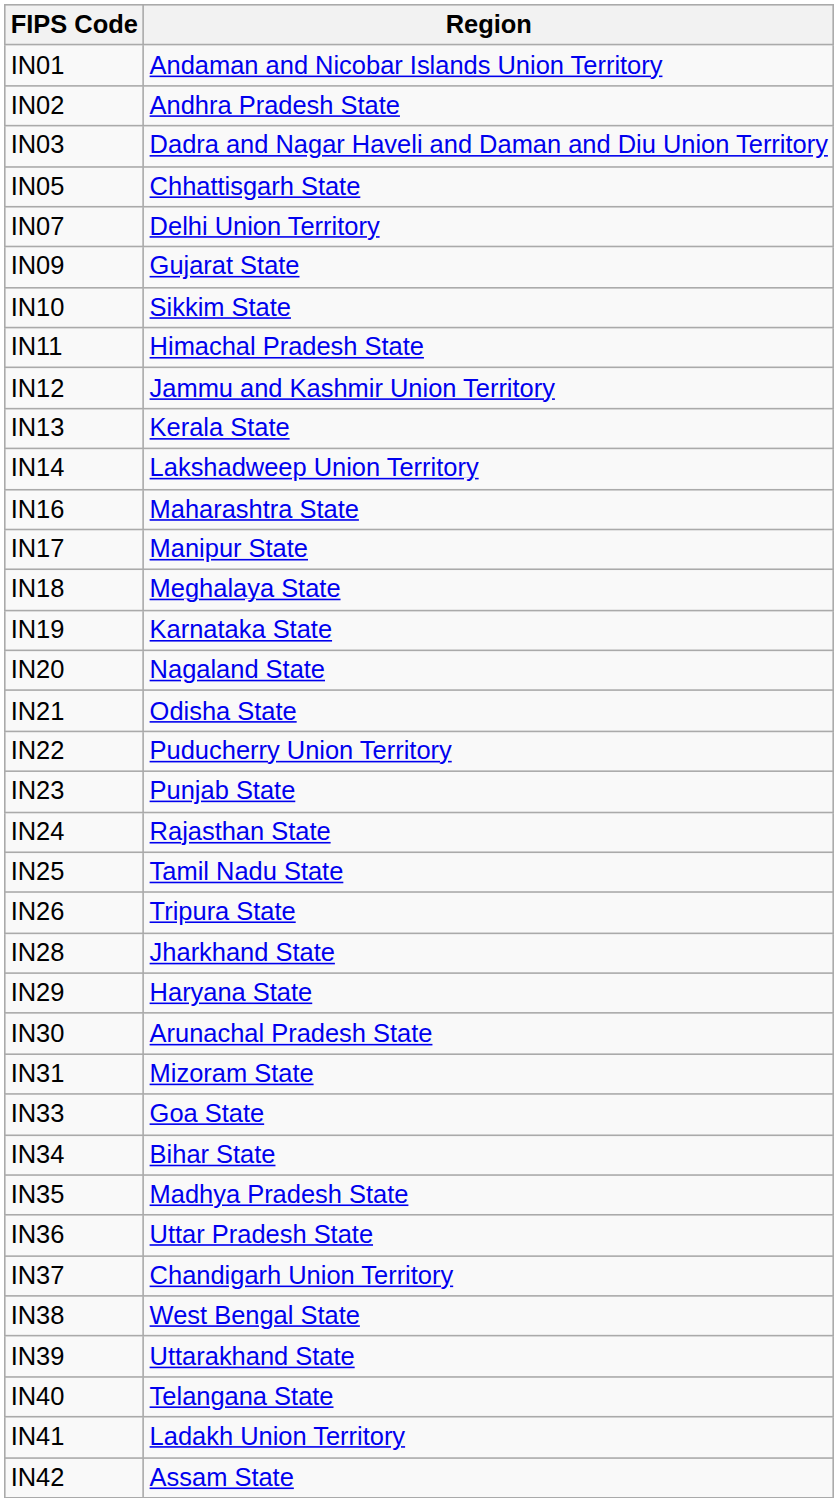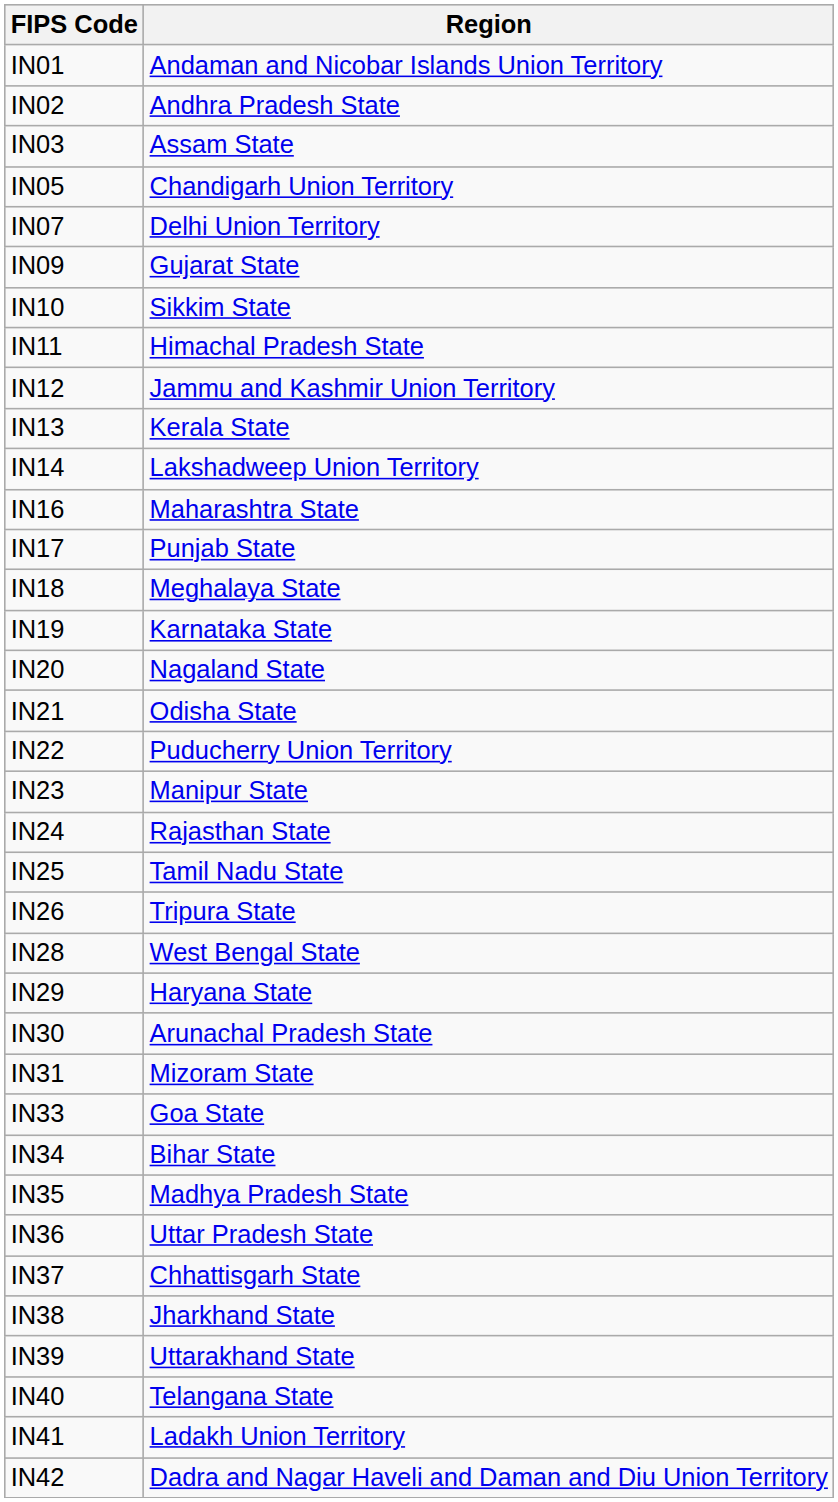(489, 145) Dadra and Nagar Haveli and Daman and Diu Union Territory -> (222, 145) Assam State
(255, 186) Chhattisgarh State -> (301, 186) Chandigarh Union Territory
(229, 549) Manipur State -> (222, 549) Punjab State
(222, 791) Punjab State -> (229, 791) Manipur State
(242, 952) Jharkhand State -> (255, 952) West Bengal State
(301, 1275) Chandigarh Union Territory -> (255, 1275) Chhattisgarh State
(255, 1315) West Bengal State -> (242, 1315) Jharkhand State
(222, 1477) Assam State -> (489, 1477) Dadra and Nagar Haveli and Daman and Diu Union Territory
